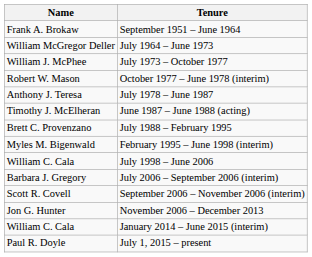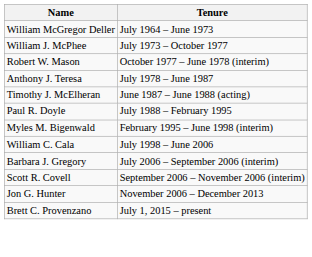- row: (180, 29)
(49, 128) Brett C. Provenzano -> (36, 111) Paul R. Doyle
- row: (194, 227)
(36, 243) Paul R. Doyle -> (49, 210) Brett C. Provenzano
